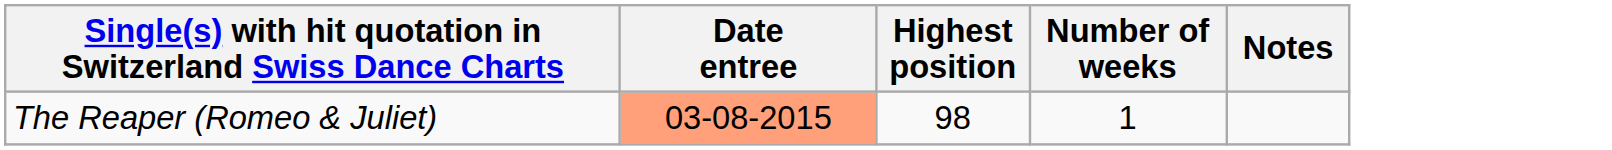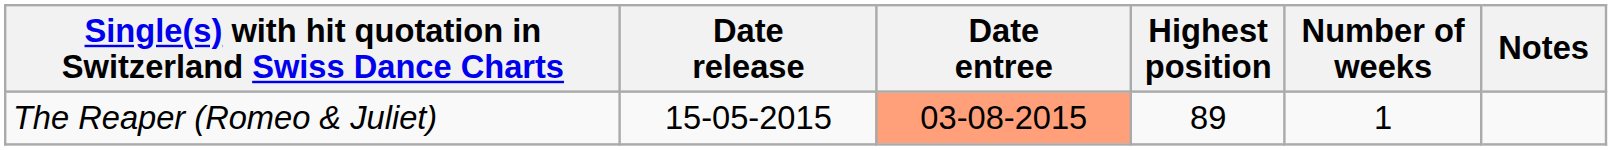+ column: (748, 49)
(953, 118) 98 -> (1208, 118) 89
